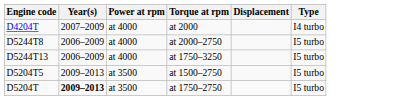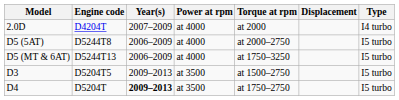+ column: (38, 12)
